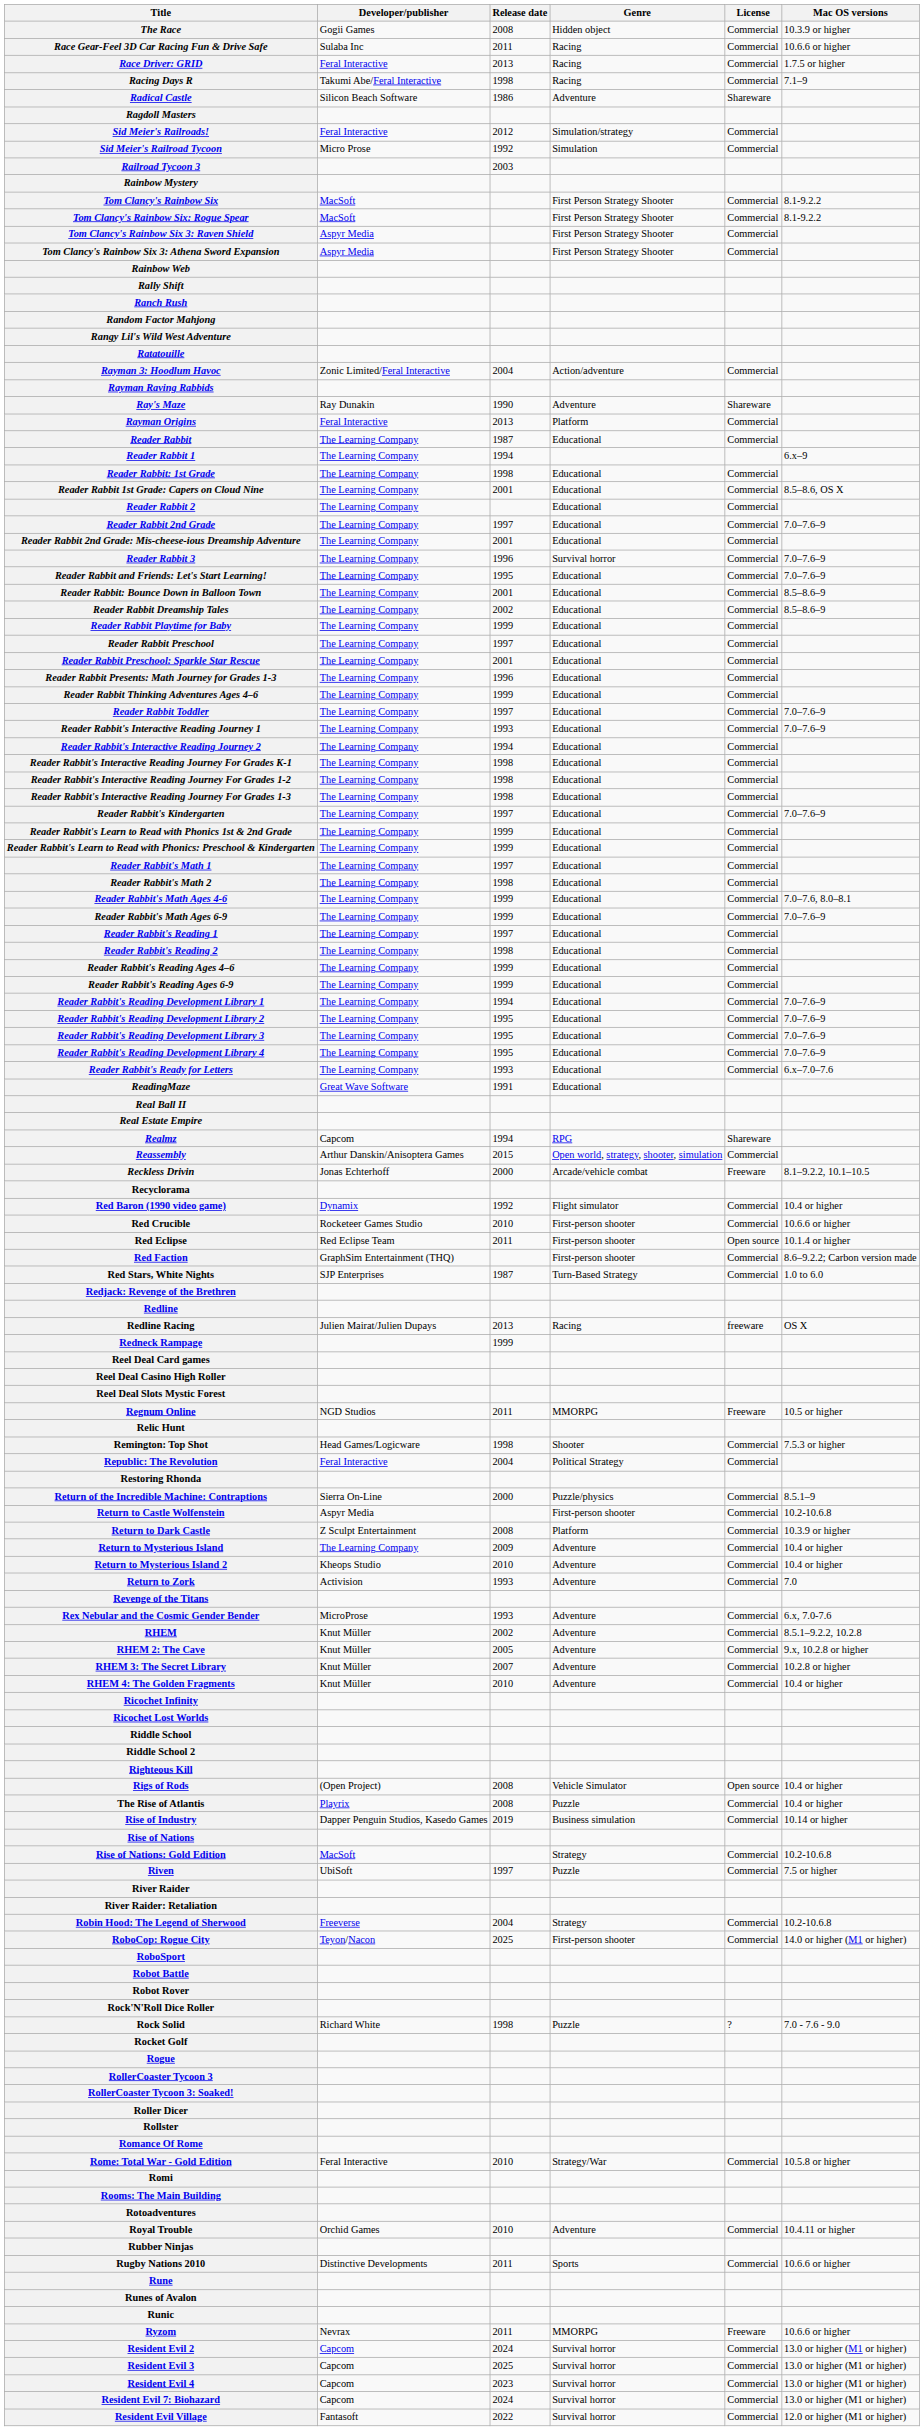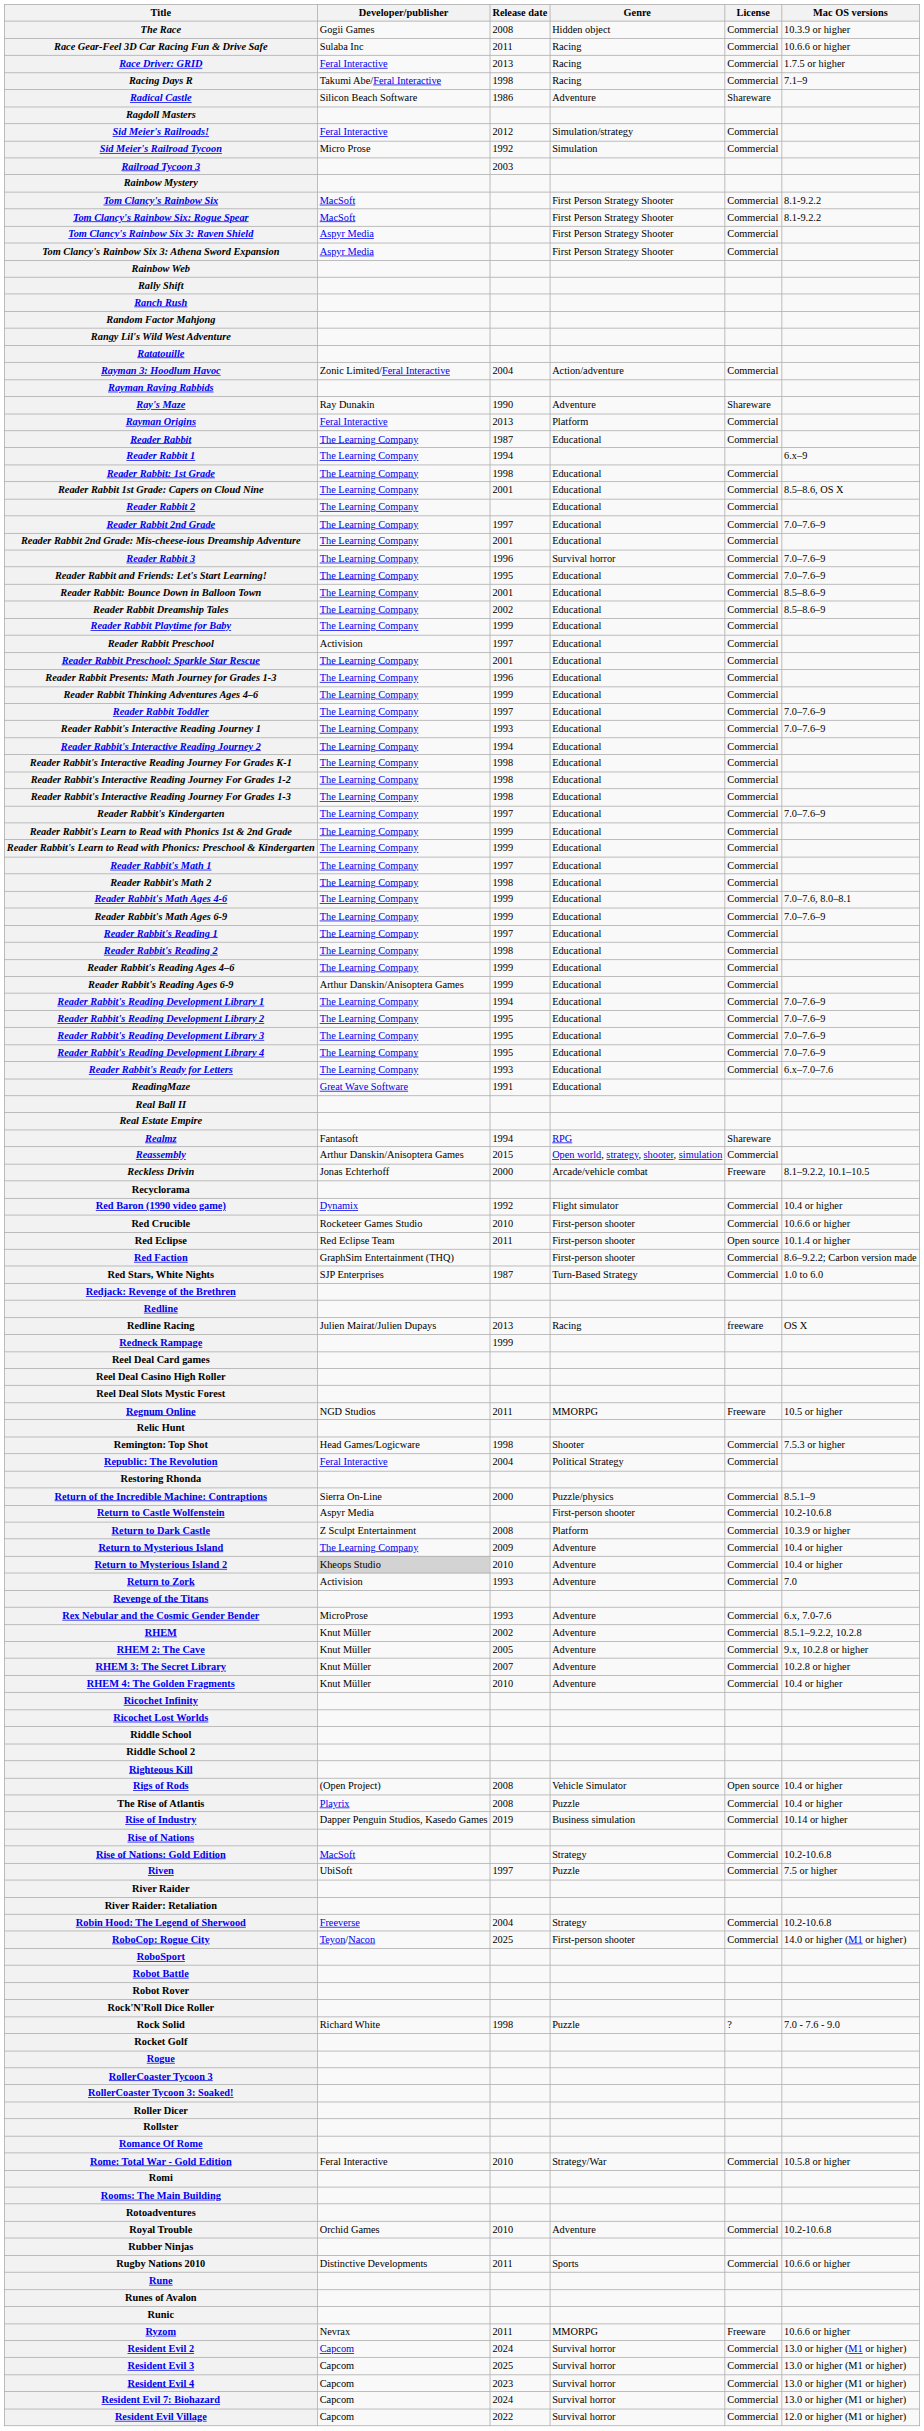(369, 643) The Learning Company -> (341, 643) Activision
(369, 984) The Learning Company -> (392, 984) Arthur Danskin/Anisoptera Games
(337, 1138) Capcom -> (339, 1138) Fantasoft
(350, 1564) no background -> (350, 1564) lightgrey background
(819, 2229) 10.4.11 or higher -> (808, 2229) 10.2-10.6.8
(339, 2417) Fantasoft -> (337, 2417) Capcom
